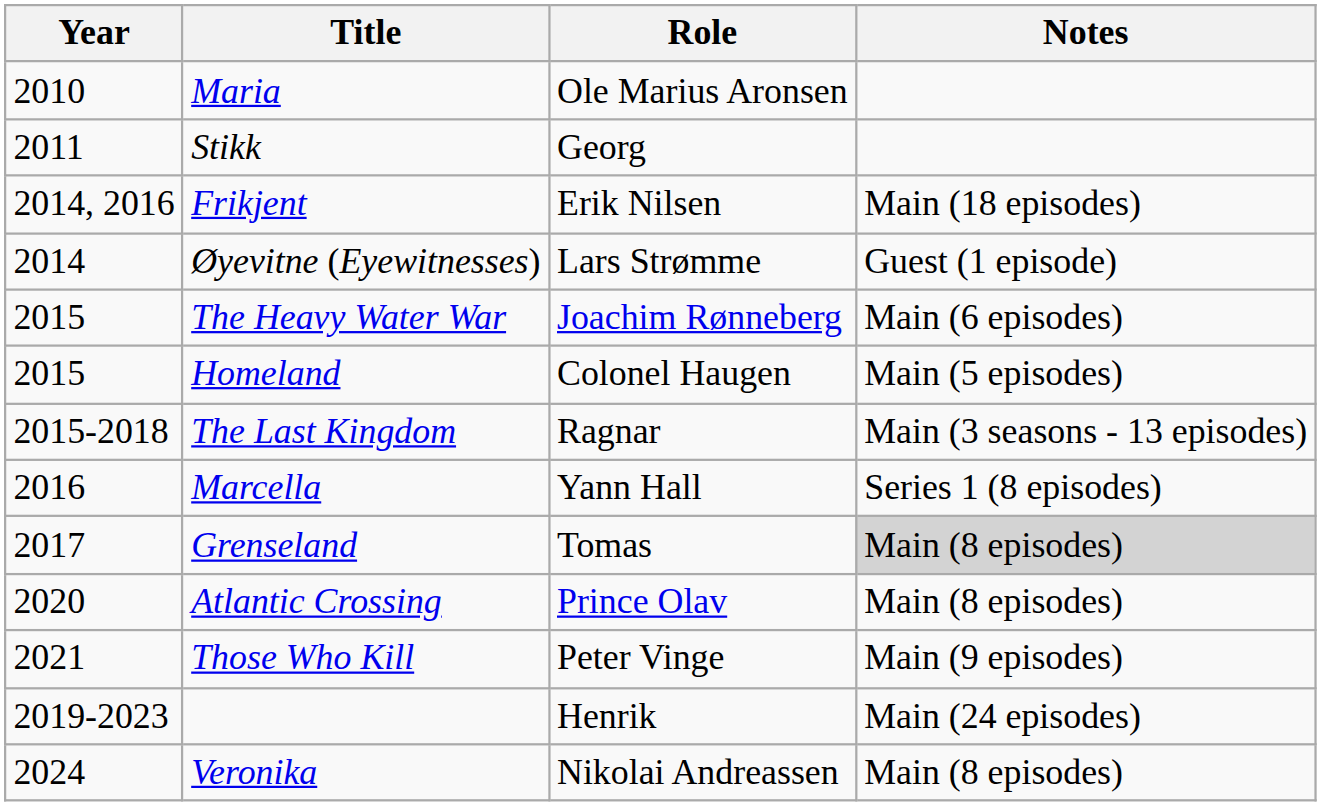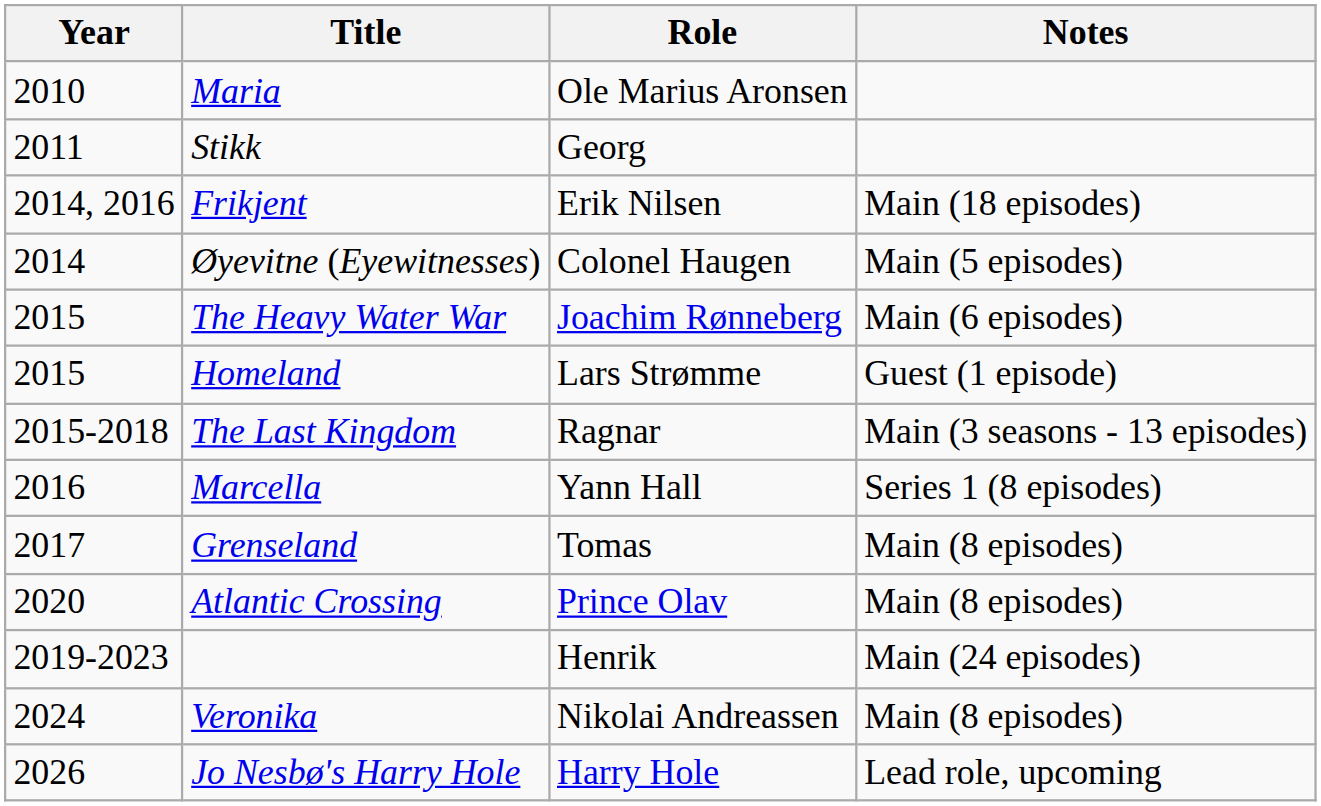(659, 260) Lars Strømme -> (674, 260) Colonel Haugen
(991, 260) Guest (1 episode) -> (994, 260) Main (5 episodes)
(674, 373) Colonel Haugen -> (659, 373) Lars Strømme
(994, 373) Main (5 episodes) -> (991, 373) Guest (1 episode)
(994, 544) lightgrey background -> (994, 544) no background
- row: (303, 658)
+ row: (356, 771)
